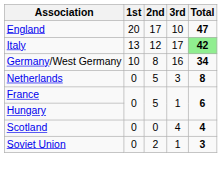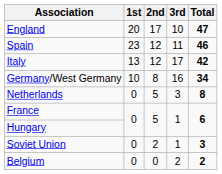+ row: (20, 45)
(202, 45) lightgreen background -> (202, 62) no background
- row: (27, 128)
+ row: (26, 161)
